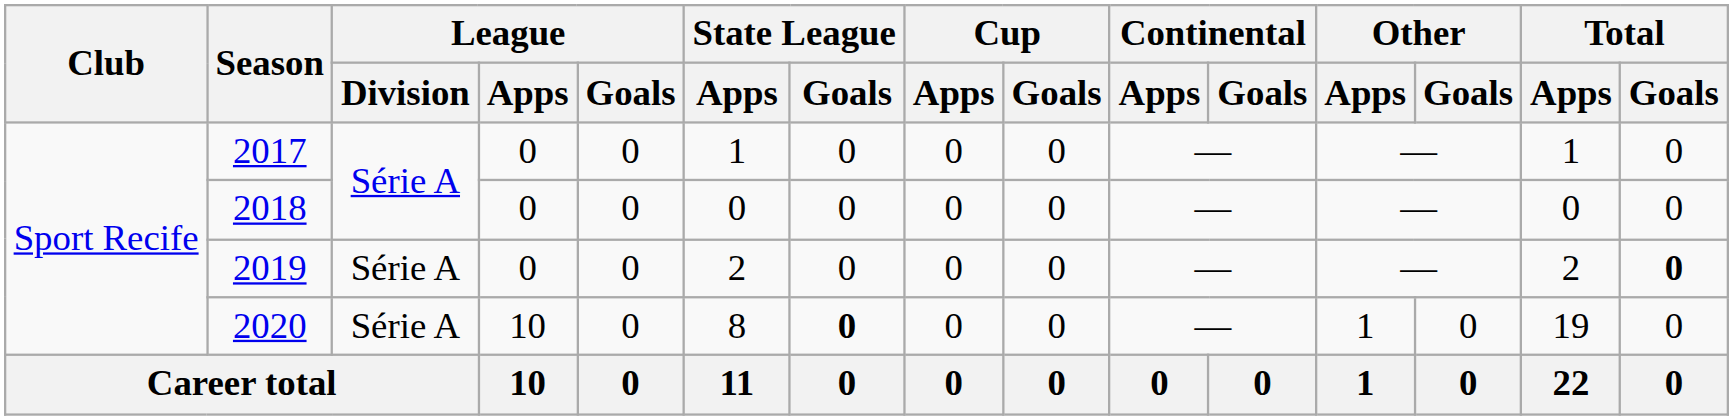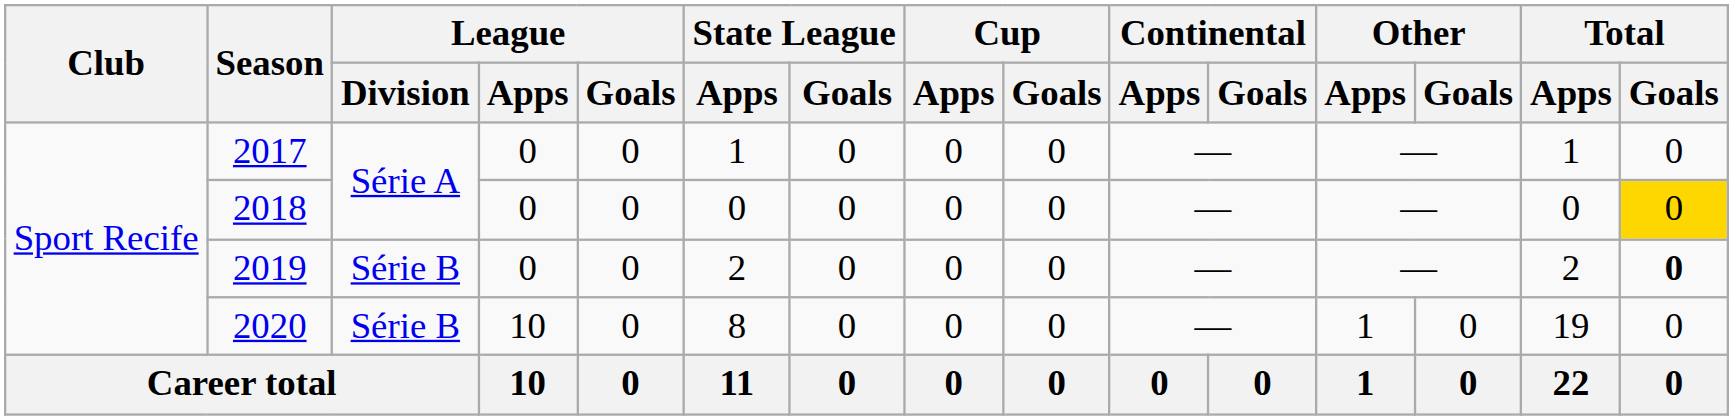(1674, 208) no background -> (1674, 208) gold background
(405, 267) Série A -> (405, 267) Série B
(405, 325) Série A -> (405, 325) Série B
(847, 325) bold -> (847, 325) normal
